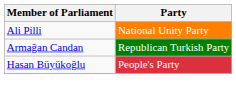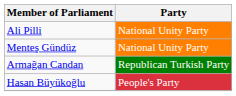+ row: (41, 47)
